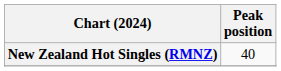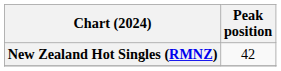(248, 54) 40 -> (248, 54) 42
